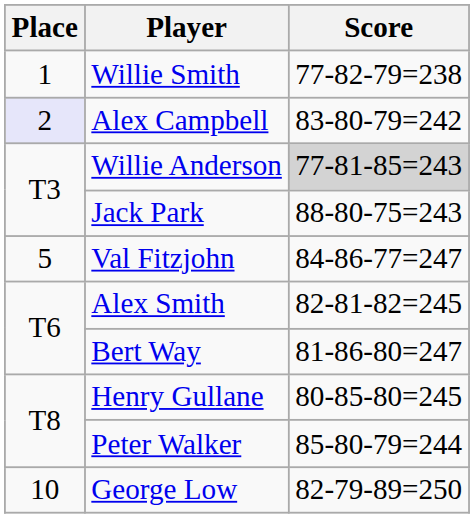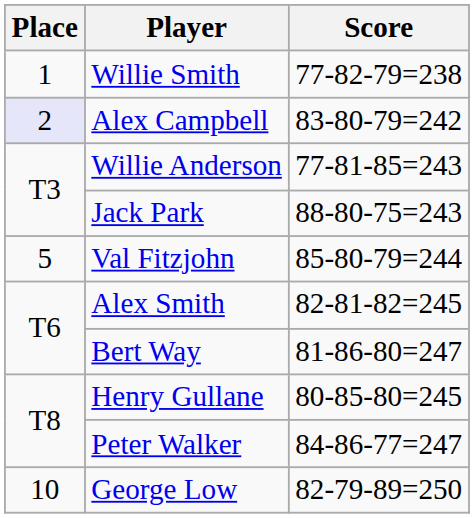(379, 166) lightgrey background -> (379, 166) no background
(379, 258) 84-86-77=247 -> (379, 258) 85-80-79=244
(379, 443) 85-80-79=244 -> (379, 443) 84-86-77=247
